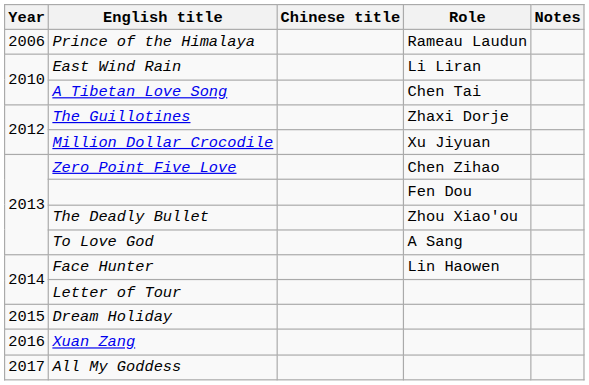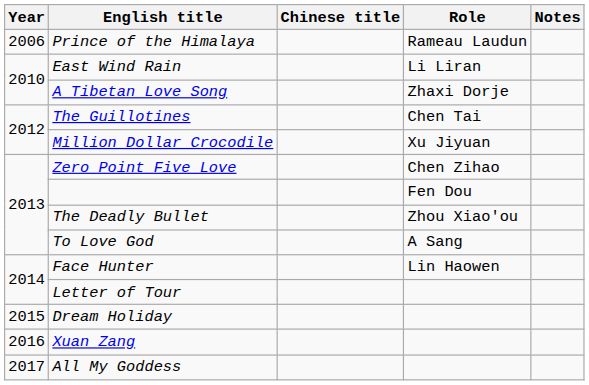(444, 92) Chen Tai -> (458, 92) Zhaxi Dorje
(458, 117) Zhaxi Dorje -> (444, 117) Chen Tai
